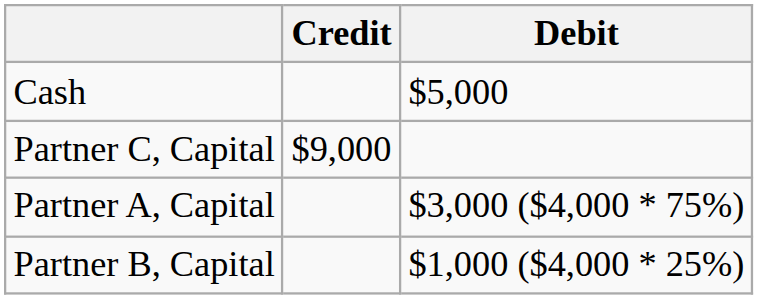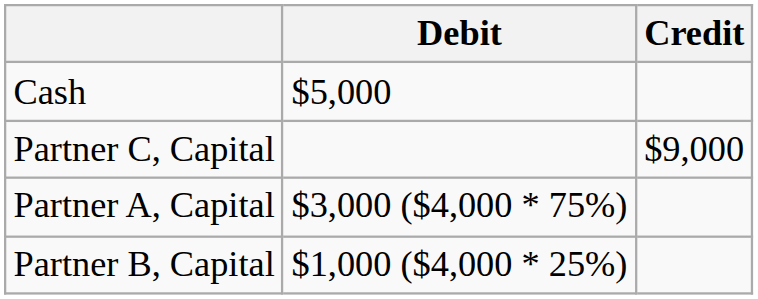columns swapped: (576, 33) <-> (342, 33)
